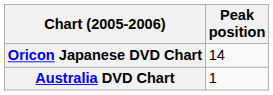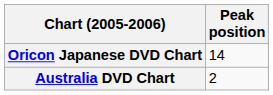(213, 78) 1 -> (213, 78) 2
